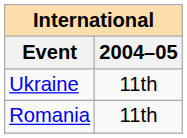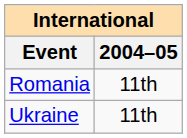rows swapped: (50, 116) <-> (44, 84)
